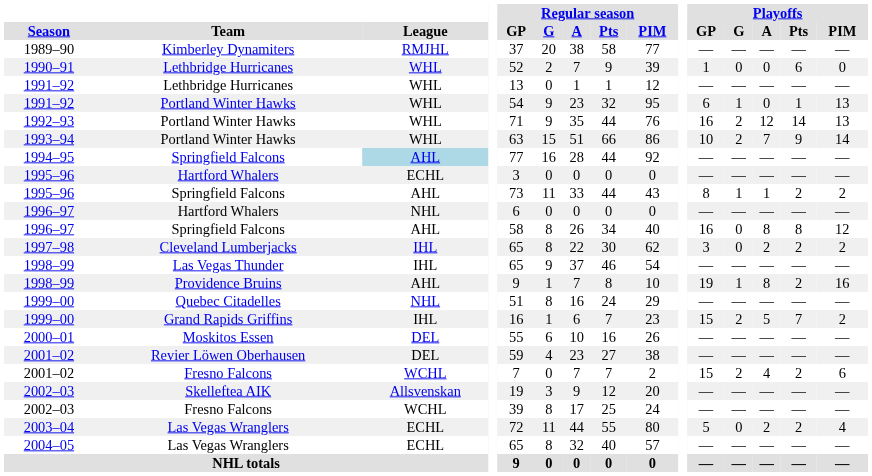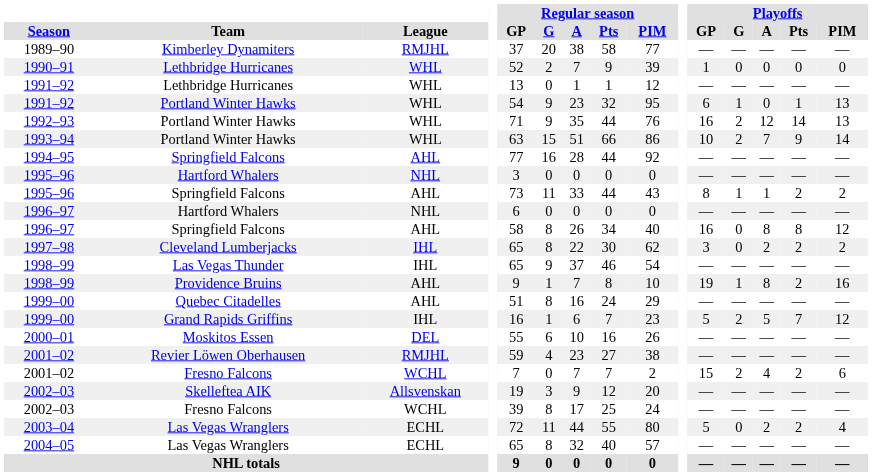(799, 67) 6 -> (799, 67) 0
(425, 157) lightblue background -> (425, 157) no background
(425, 175) ECHL -> (425, 175) NHL
(425, 301) NHL -> (425, 301) AHL
(706, 319) 15 -> (706, 319) 5
(842, 319) 2 -> (842, 319) 12
(425, 355) DEL -> (425, 355) RMJHL
